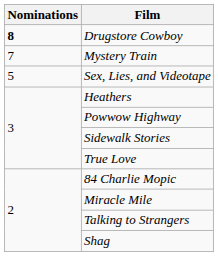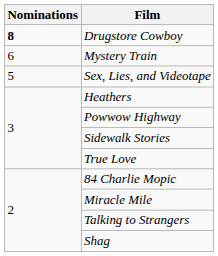(11, 55) 7 -> (11, 55) 6
